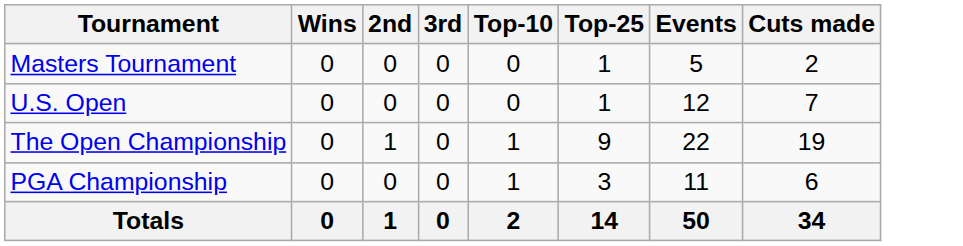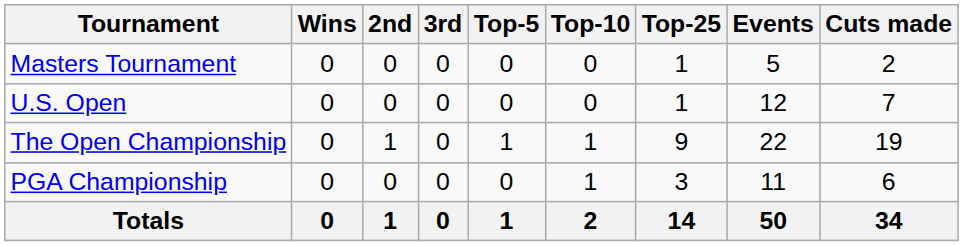+ column: (507, 24)
